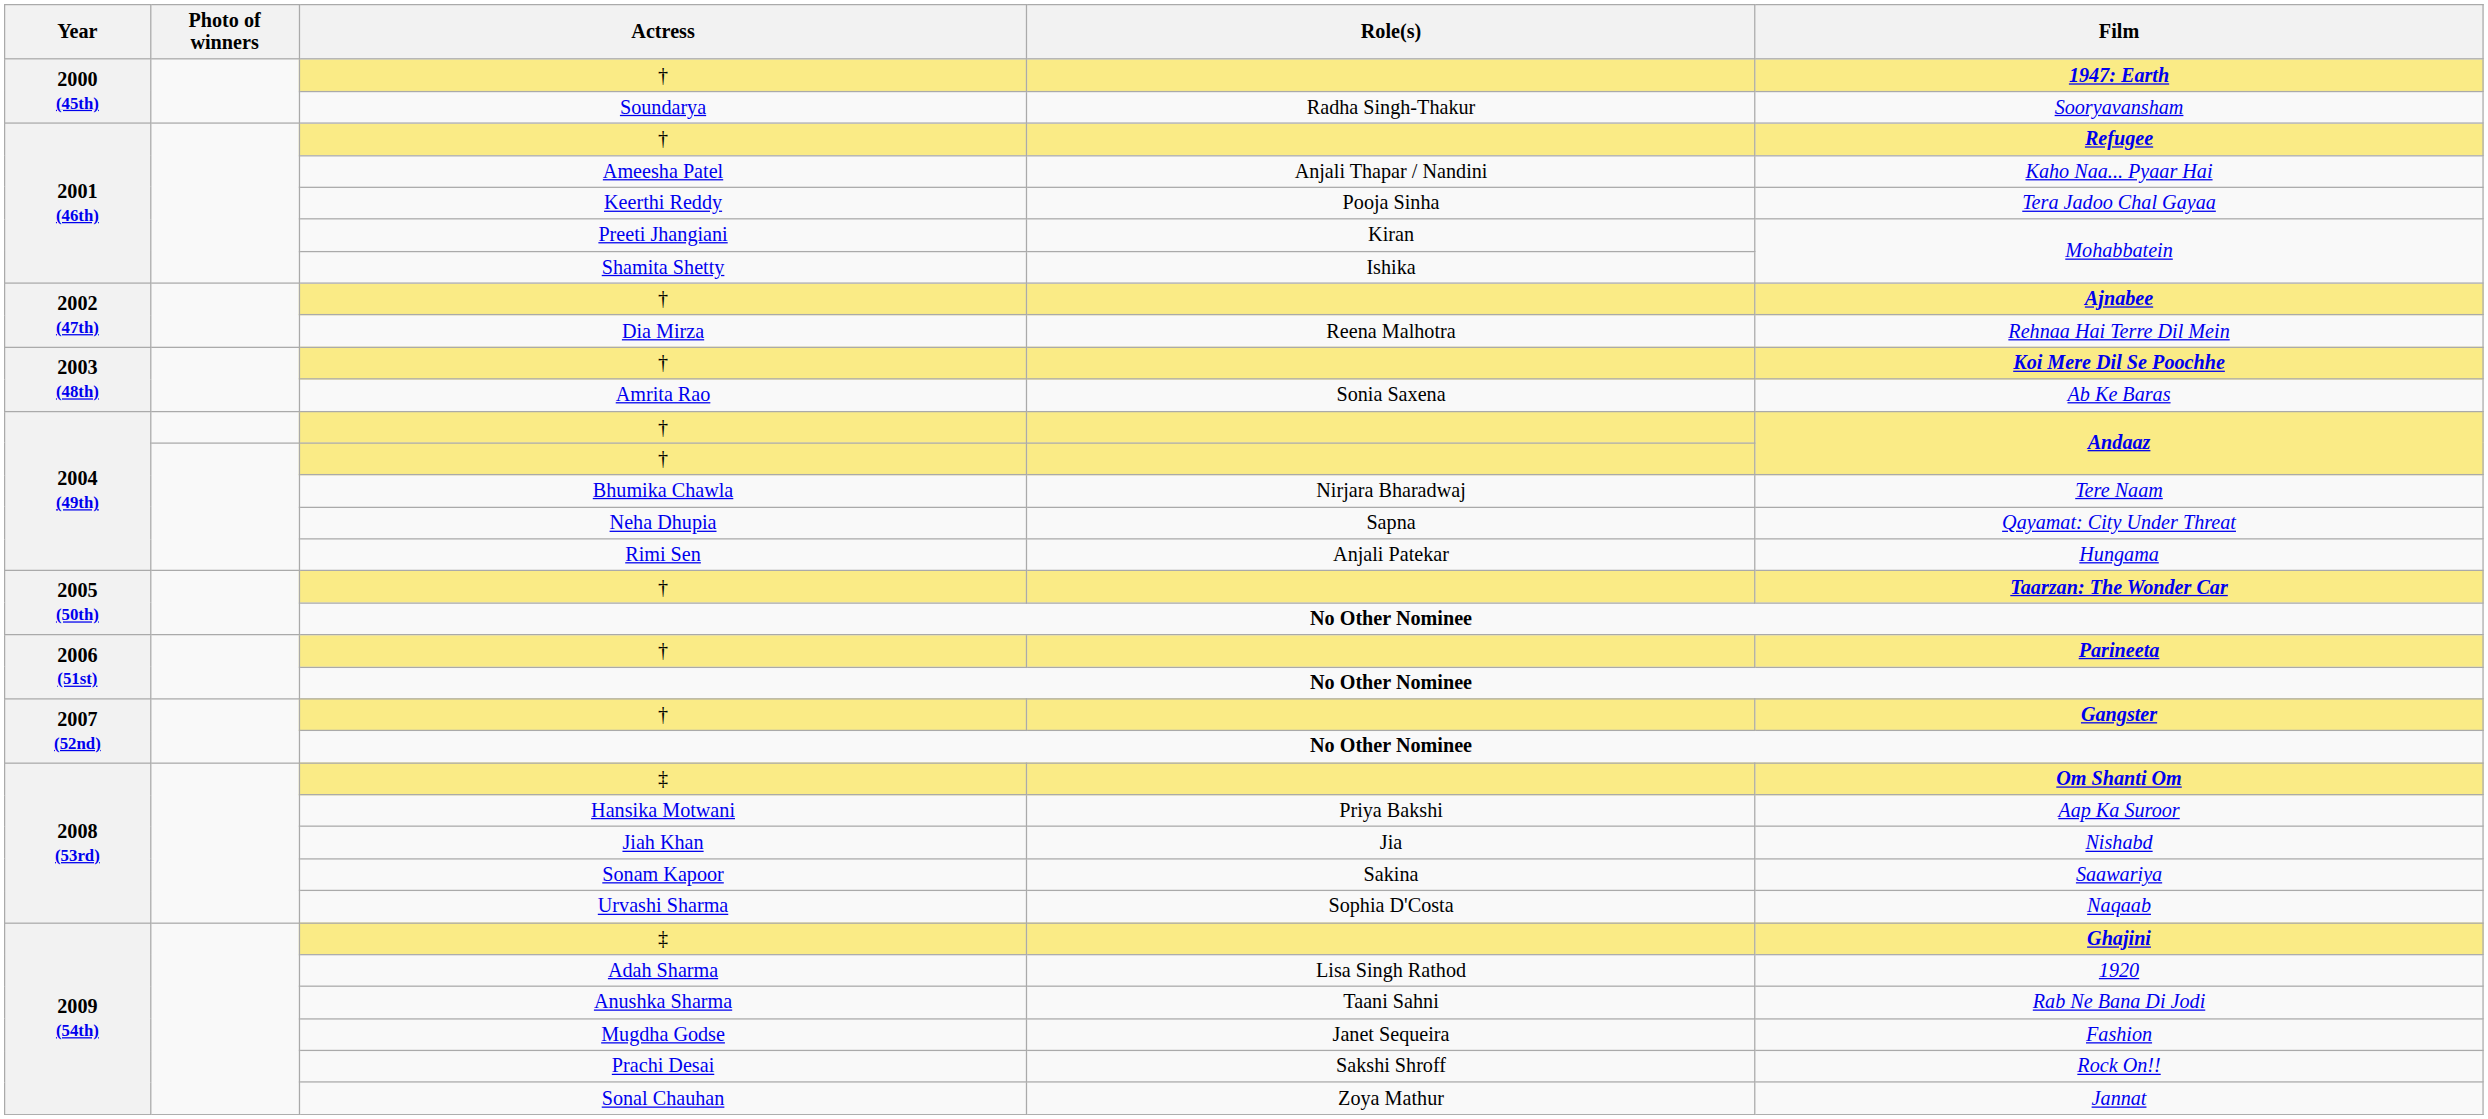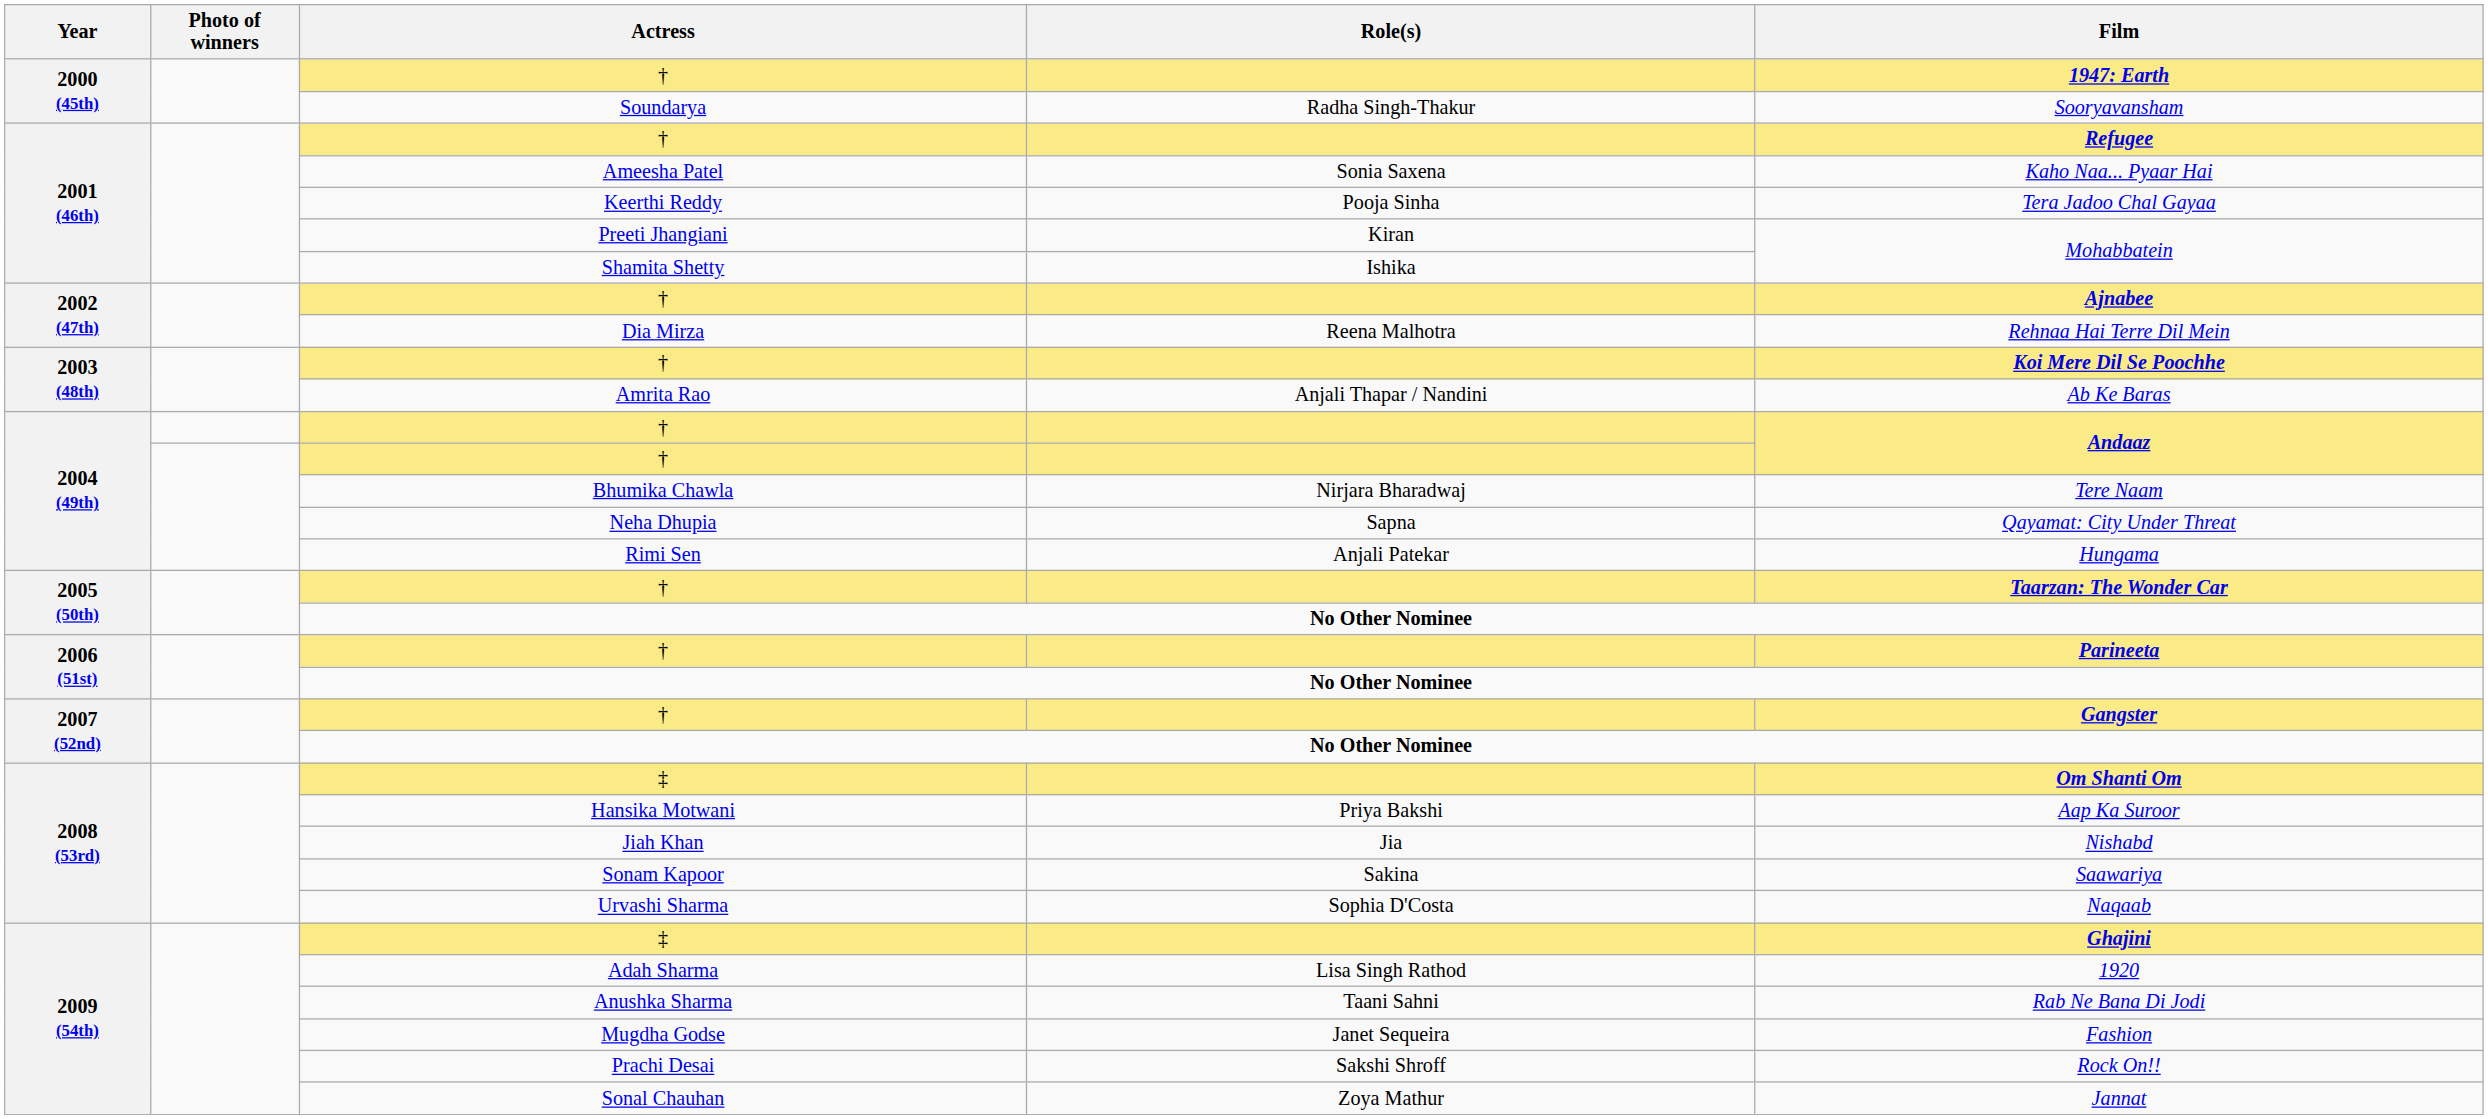(1391, 171) Anjali Thapar / Nandini -> (1391, 171) Sonia Saxena
(1391, 394) Sonia Saxena -> (1391, 394) Anjali Thapar / Nandini
